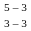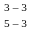rows swapped: (15, 7) <-> (15, 23)
